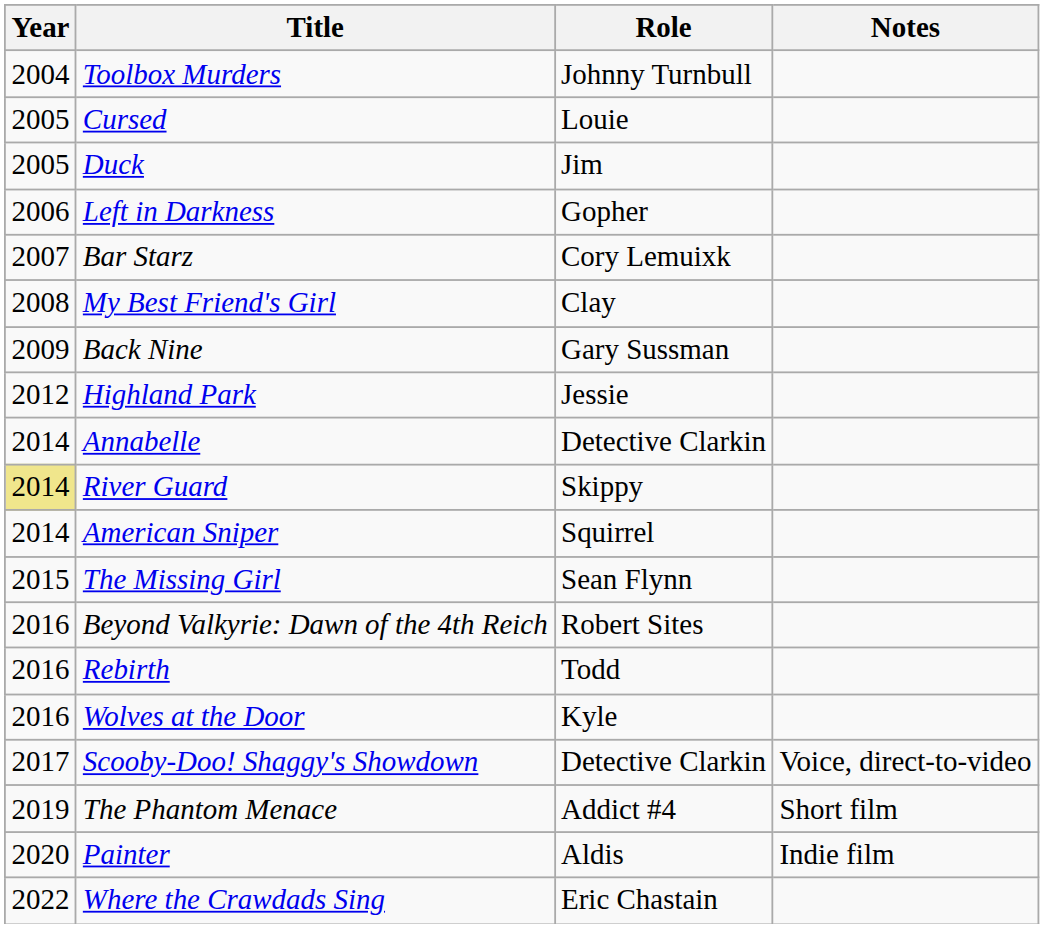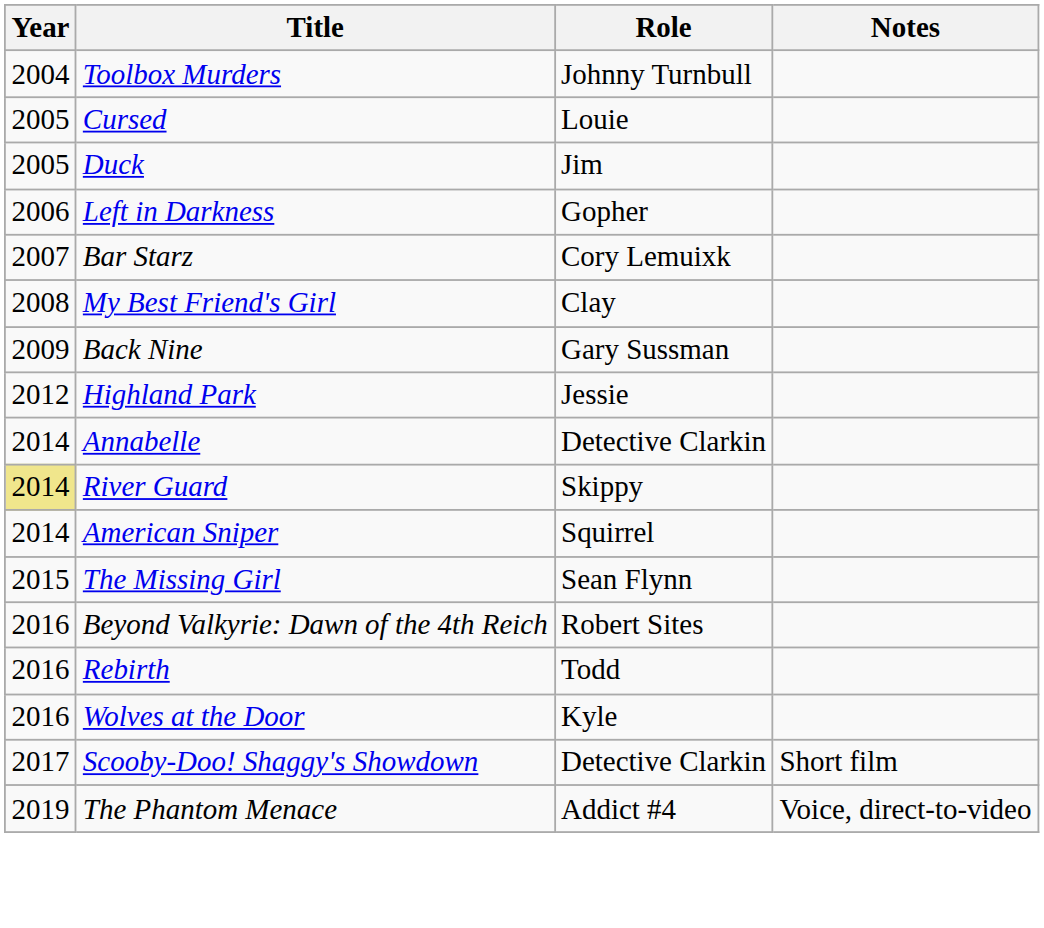(905, 762) Voice, direct-to-video -> (839, 762) Short film
(839, 808) Short film -> (905, 808) Voice, direct-to-video
- row: (126, 854)
- row: (234, 900)
